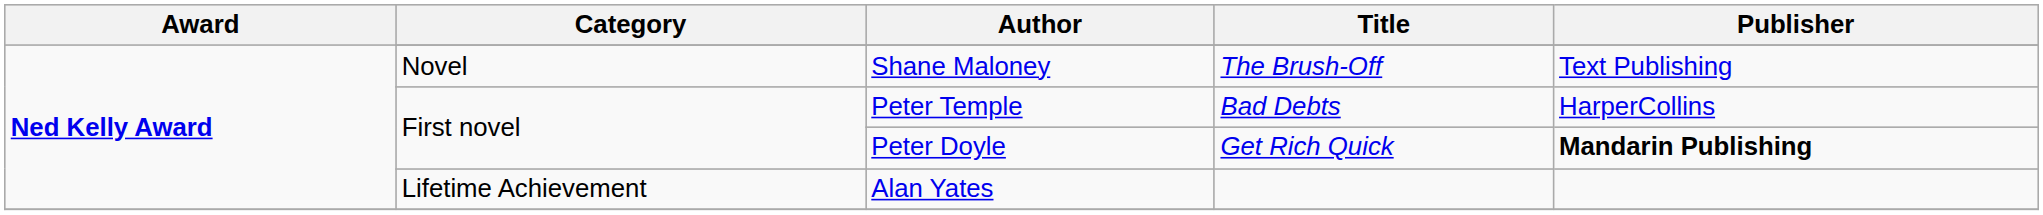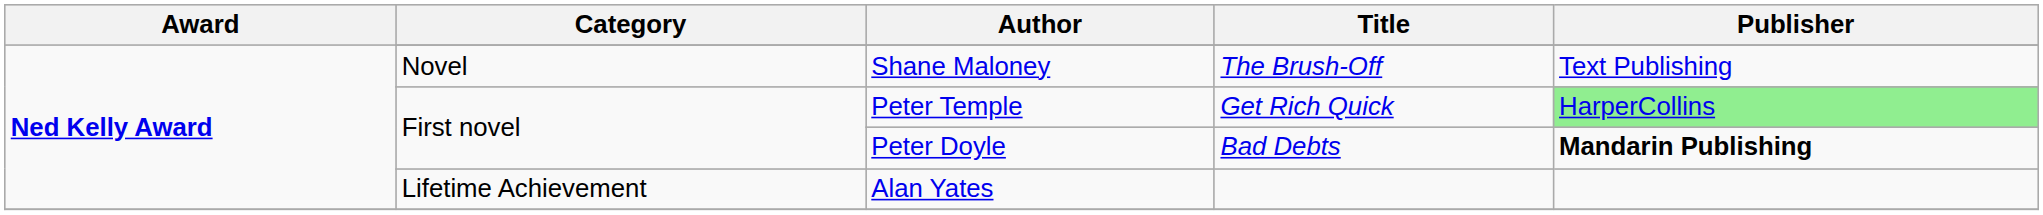(1281, 106) Bad Debts -> (1307, 106) Get Rich Quick
(1637, 106) no background -> (1637, 106) lightgreen background
(1307, 147) Get Rich Quick -> (1281, 147) Bad Debts
